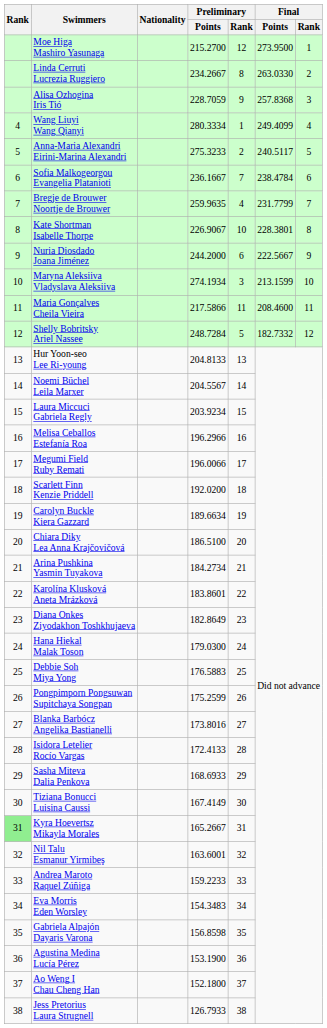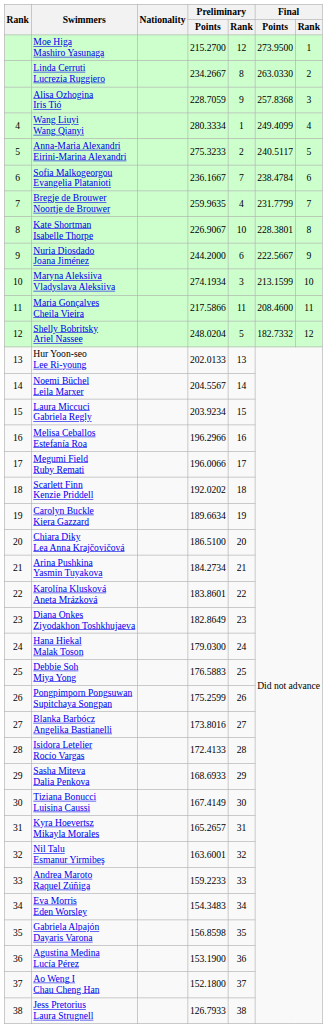(208, 334) 248.7284 -> (208, 334) 248.0204
(208, 360) 204.8133 -> (208, 360) 202.0133
(208, 490) 192.0200 -> (208, 490) 192.0202
(18, 828) lightgreen background -> (18, 828) no background
(208, 828) 165.2667 -> (208, 828) 165.2657
